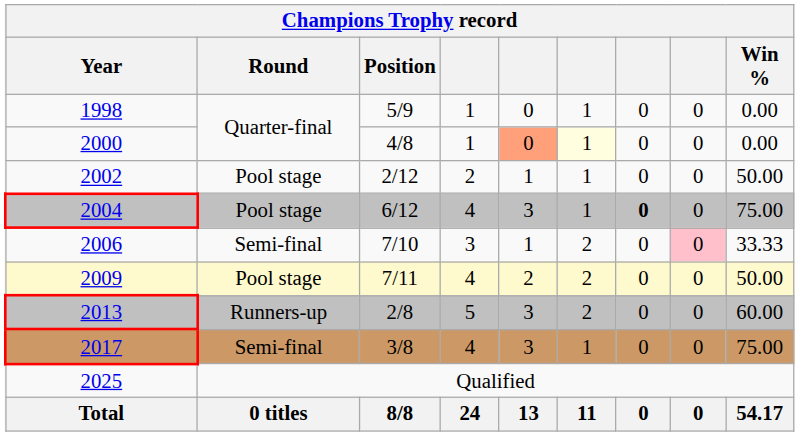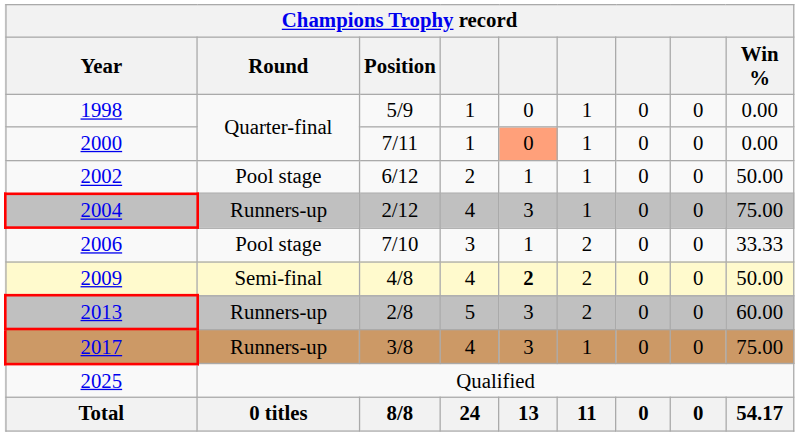(400, 143) 4/8 -> (400, 143) 7/11
(587, 143) lightyellow background -> (587, 143) no background
(400, 176) 2/12 -> (400, 176) 6/12
(279, 210) Pool stage -> (279, 210) Runners-up
(400, 210) 6/12 -> (400, 210) 2/12
(643, 210) bold -> (643, 210) normal
(278, 244) Semi-final -> (278, 244) Pool stage
(698, 244) pink background -> (698, 244) no background
(278, 278) Pool stage -> (278, 278) Semi-final
(400, 278) 7/11 -> (400, 278) 4/8
(528, 278) normal -> (528, 278) bold
(279, 346) Semi-final -> (279, 346) Runners-up
